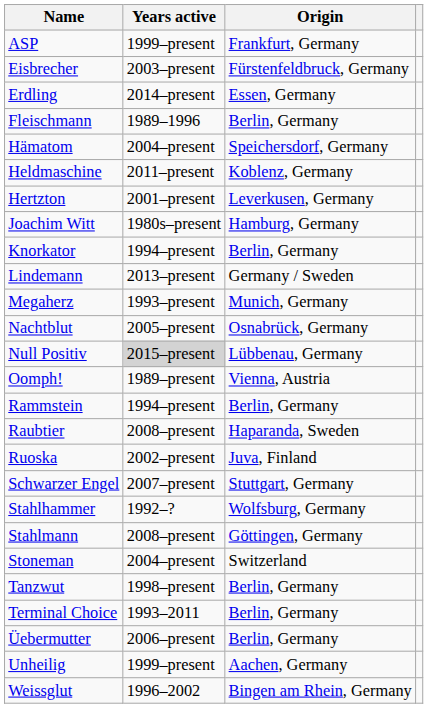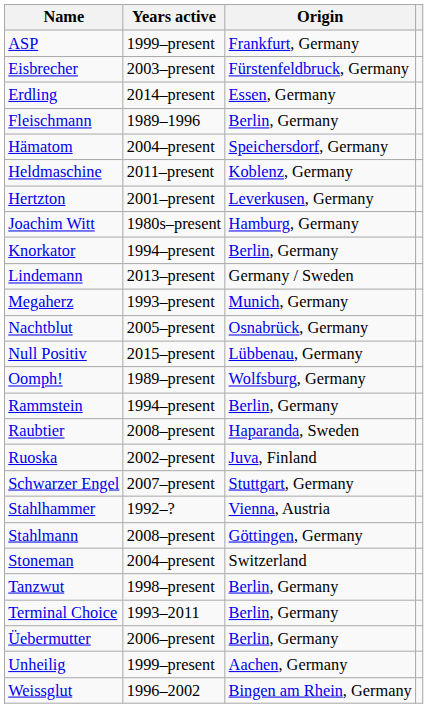(171, 353) lightgrey background -> (171, 353) no background
(279, 379) Vienna, Austria -> (297, 379) Wolfsburg, Germany
(297, 509) Wolfsburg, Germany -> (279, 509) Vienna, Austria
